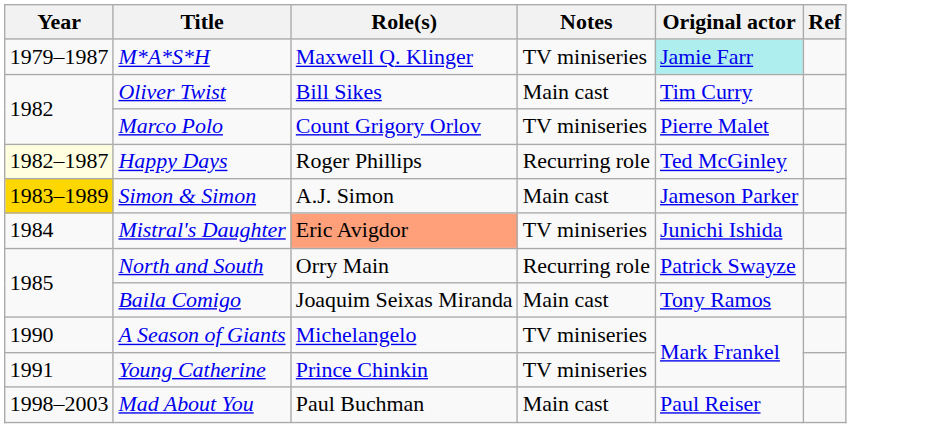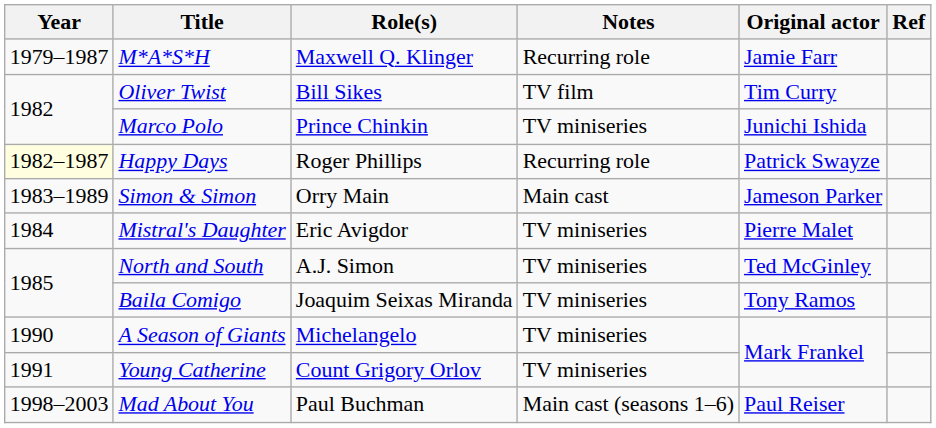(585, 56) TV miniseries -> (586, 56) Recurring role
(707, 56) paleturquoise background -> (791, 56) no background
(566, 91) Main cast -> (558, 91) TV film
(388, 126) Count Grigory Orlov -> (362, 126) Prince Chinkin
(714, 126) Pierre Malet -> (805, 126) Junichi Ishida
(723, 160) Ted McGinley -> (812, 160) Patrick Swayze
(59, 195) gold background -> (59, 195) no background
(345, 195) A.J. Simon -> (342, 195) Orry Main
(352, 230) lightsalmon background -> (352, 230) no background
(721, 230) Junichi Ishida -> (799, 230) Pierre Malet
(342, 265) Orry Main -> (345, 265) A.J. Simon
(586, 265) Recurring role -> (585, 265) TV miniseries
(728, 265) Patrick Swayze -> (807, 265) Ted McGinley
(566, 299) Main cast -> (585, 299) TV miniseries
(362, 369) Prince Chinkin -> (388, 369) Count Grigory Orlov
(566, 404) Main cast -> (628, 404) Main cast (seasons 1–6)
